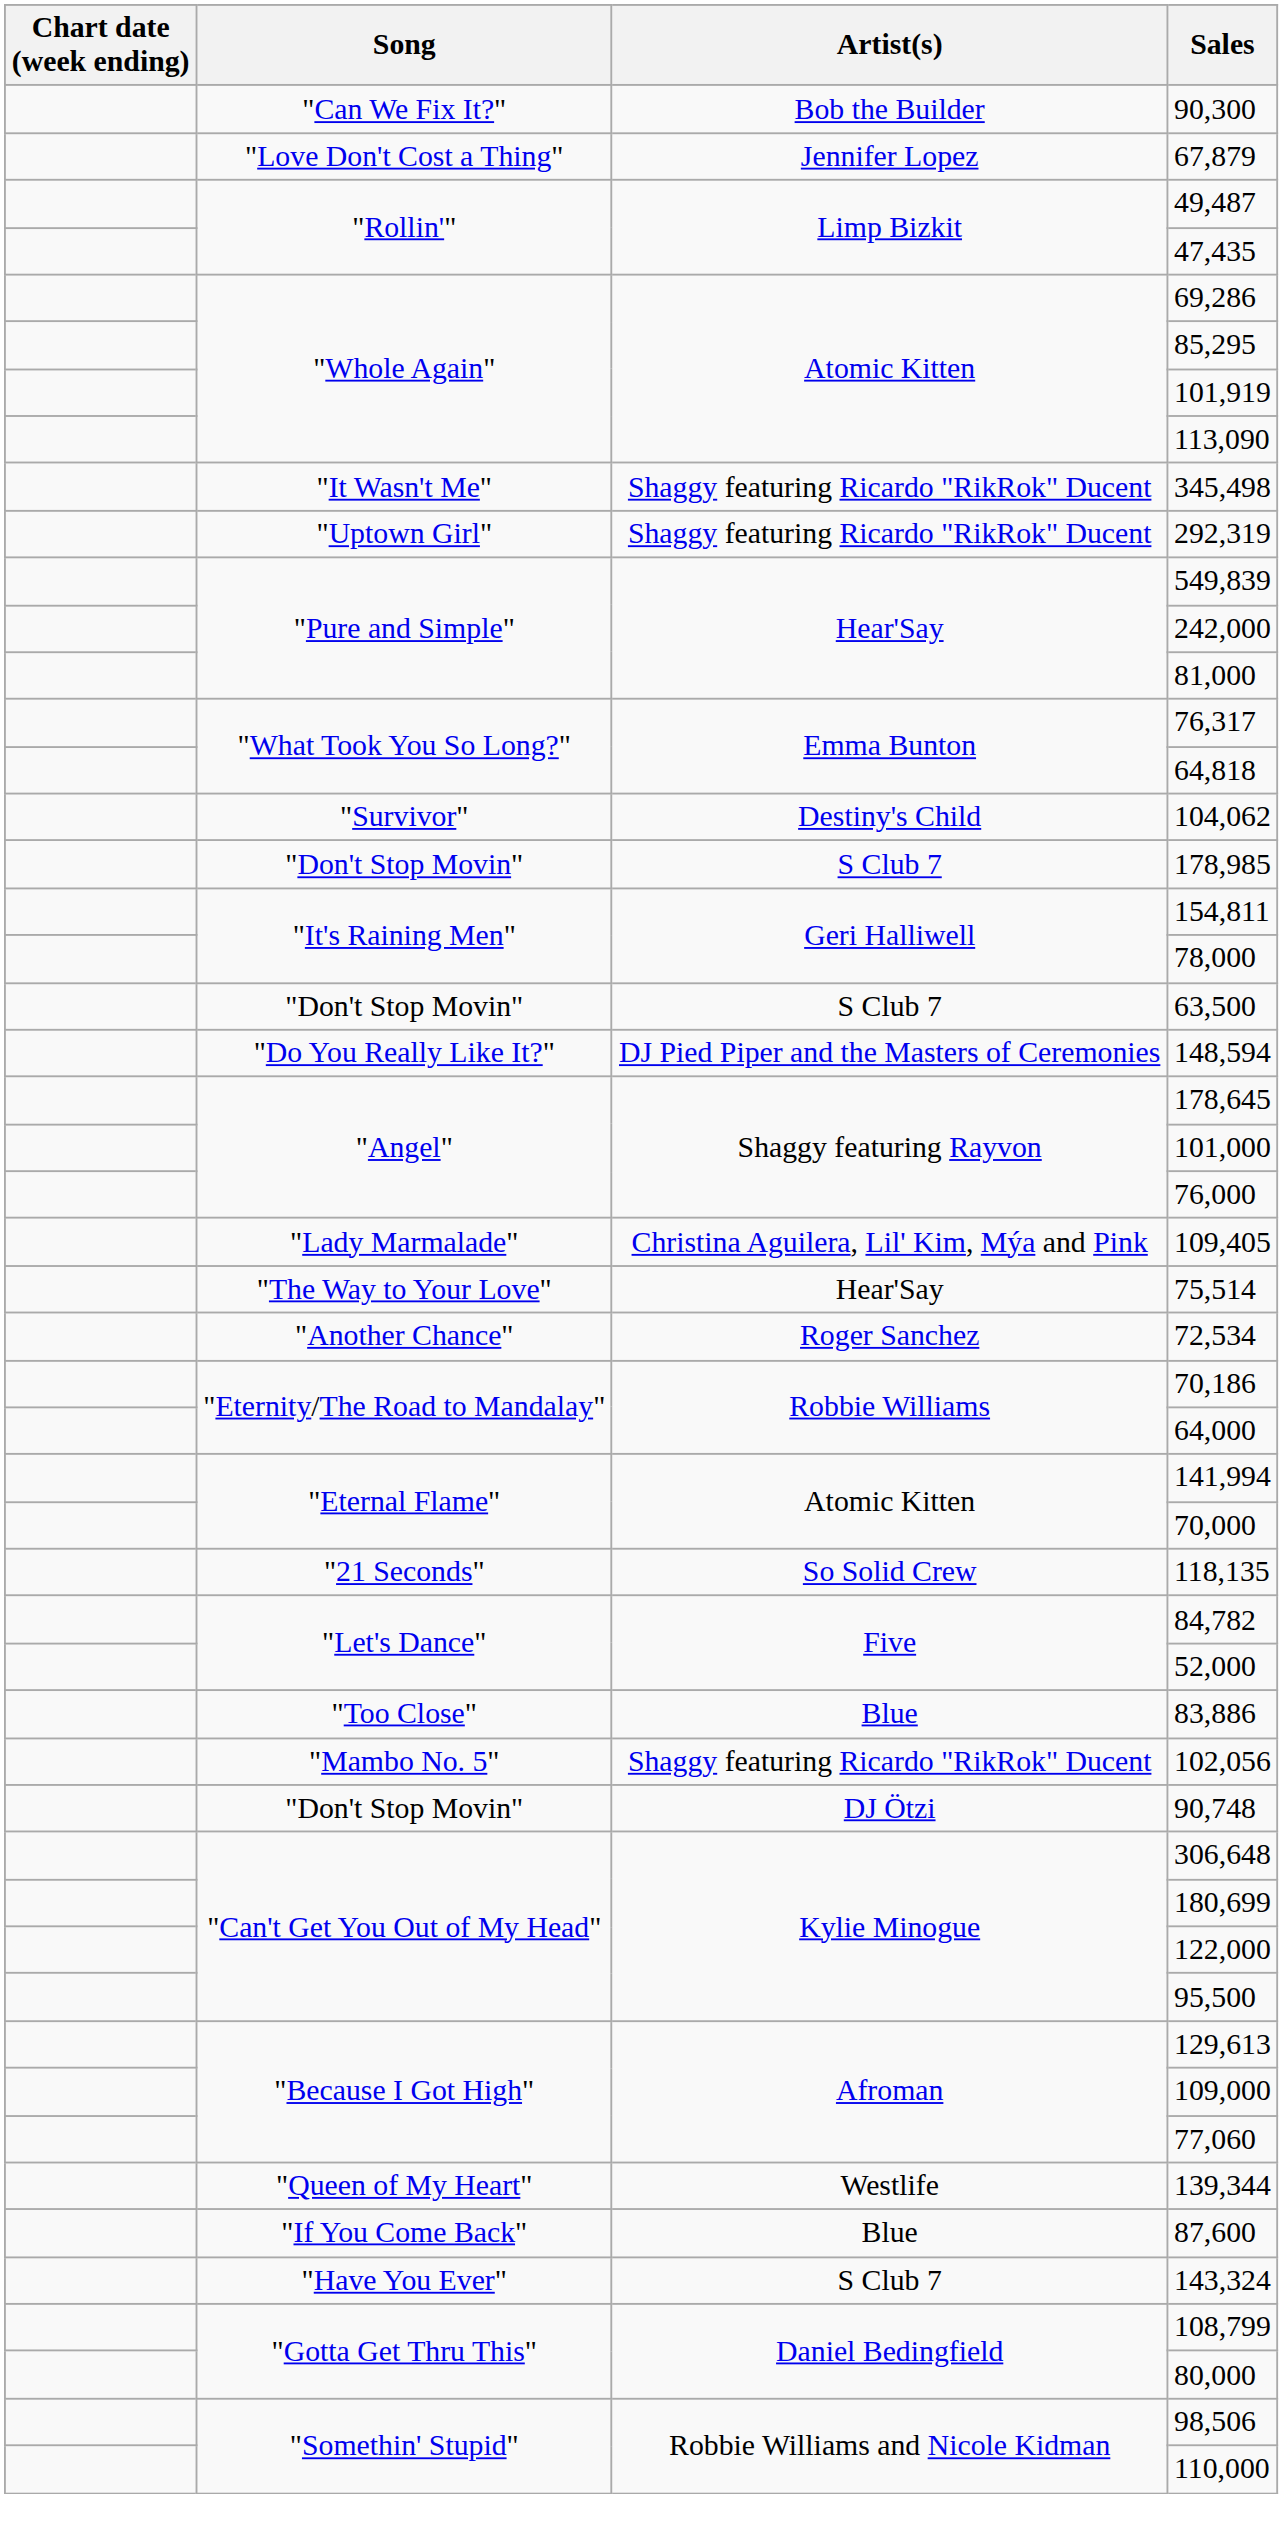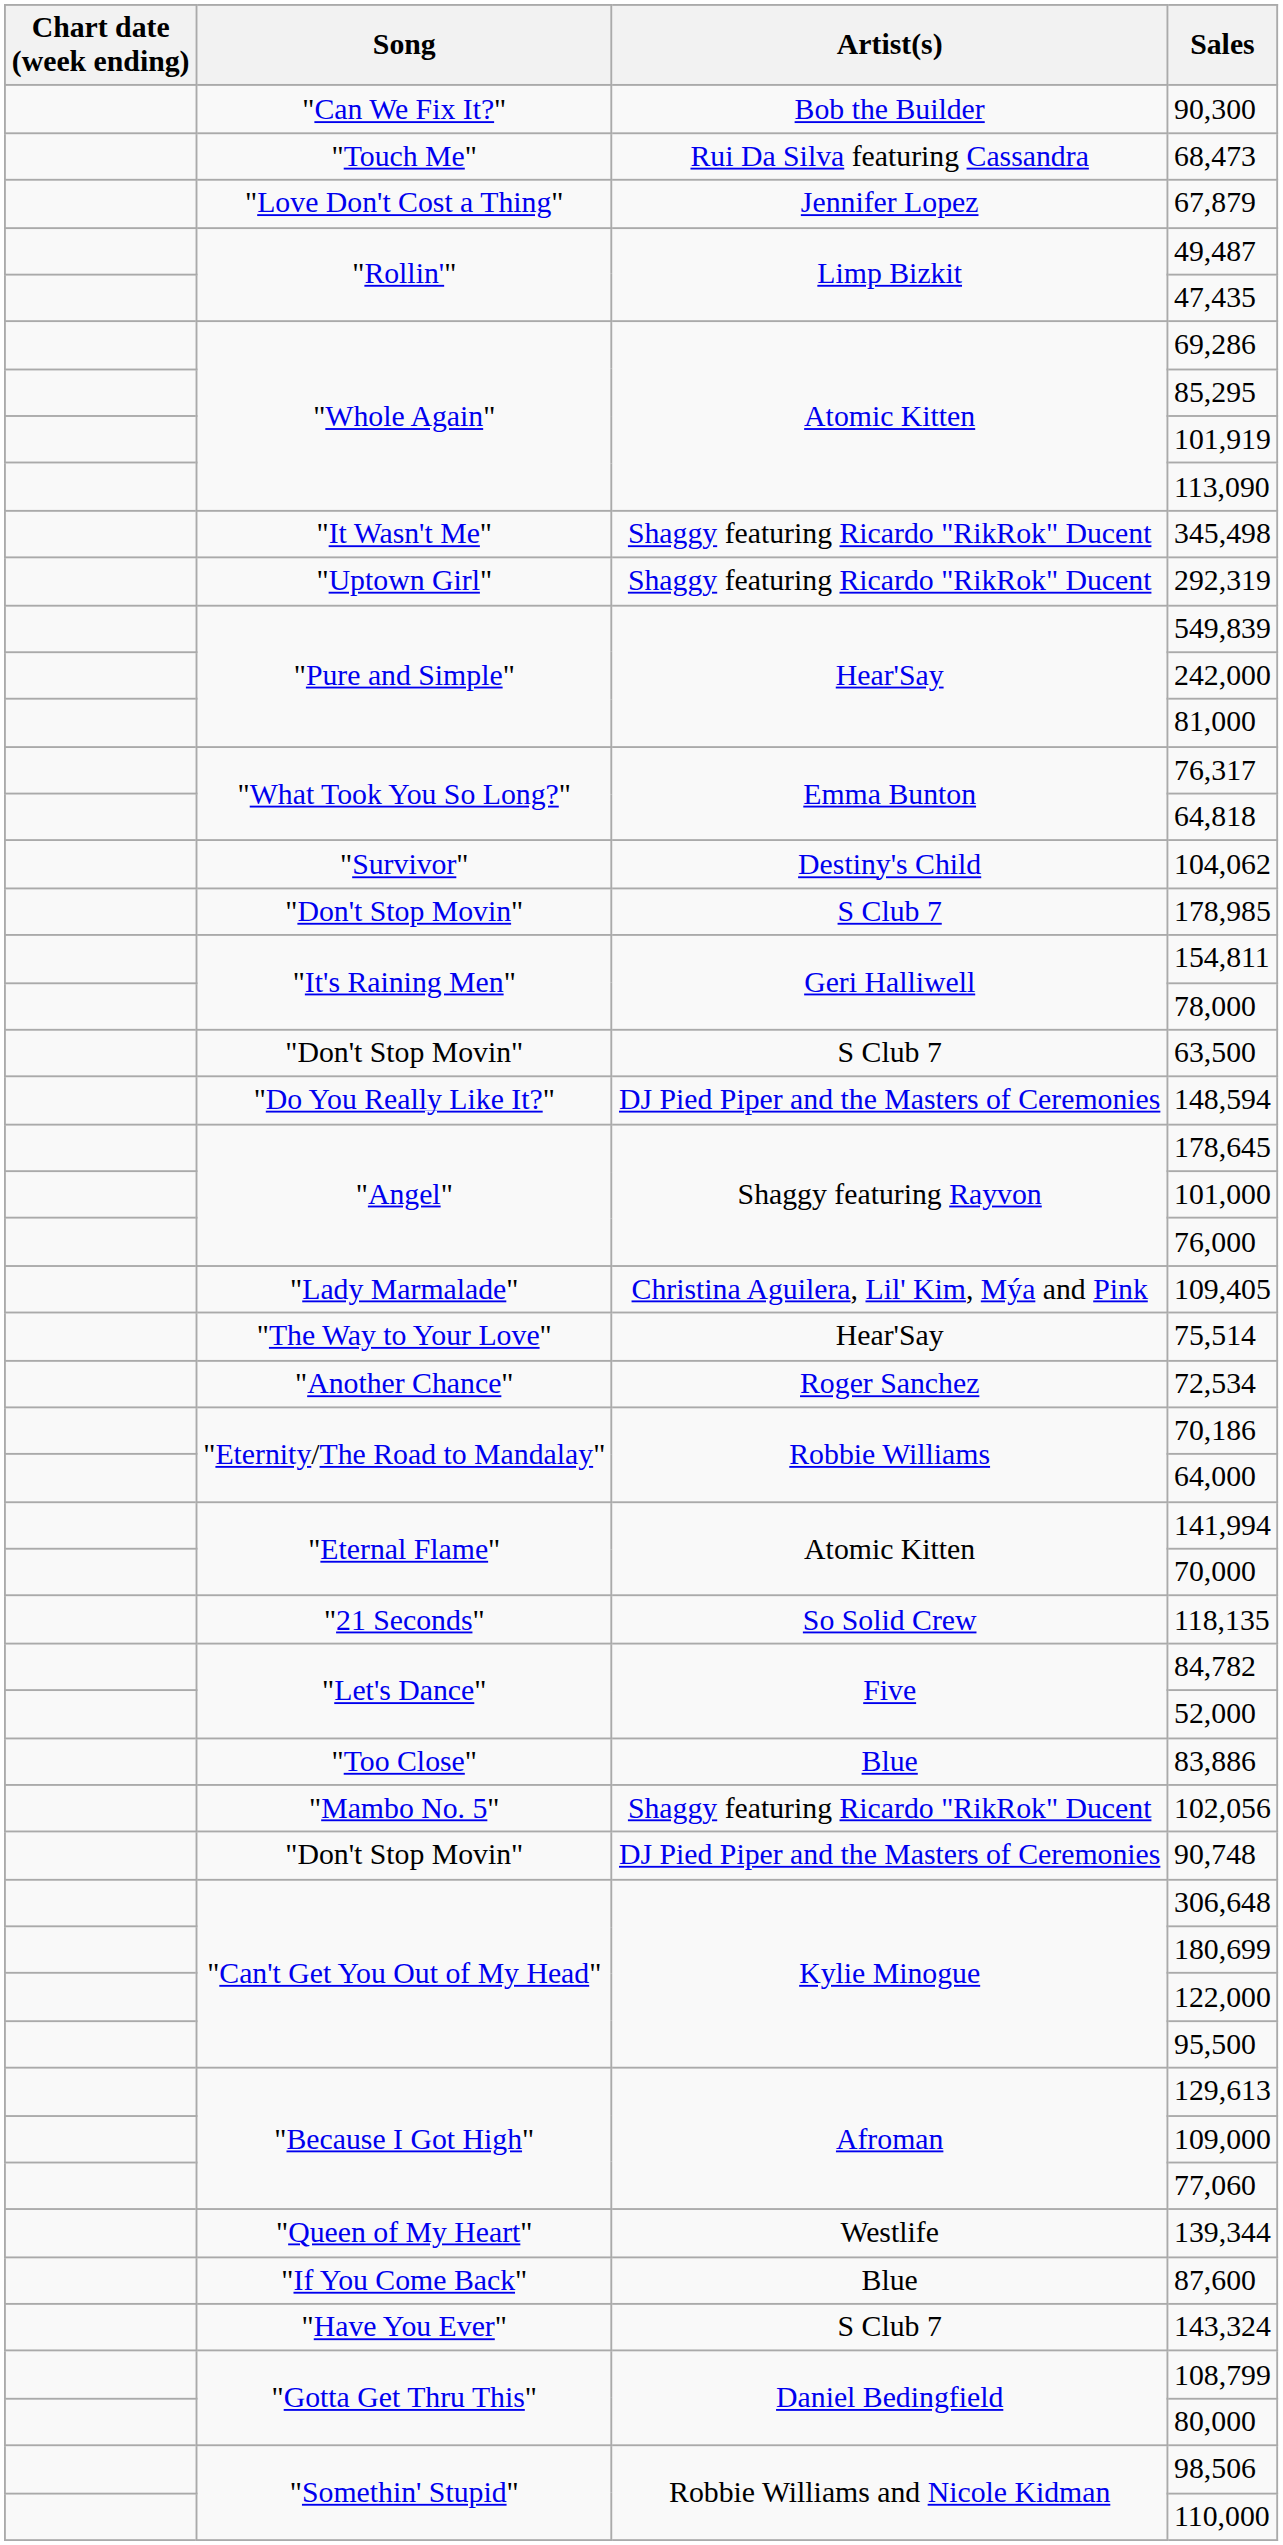+ row: (1215, 155)
(890, 1807) DJ Ötzi -> (890, 1855) DJ Pied Piper and the Masters of Ceremonies
